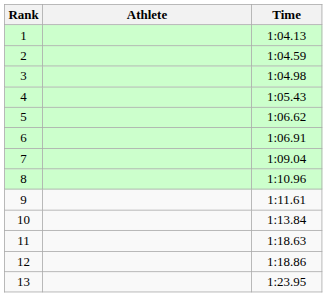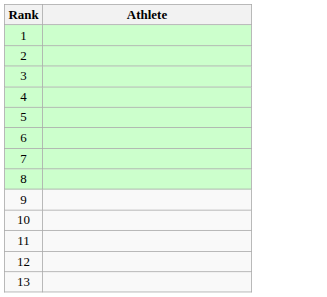- column: (287, 14)
